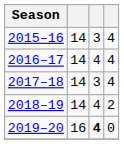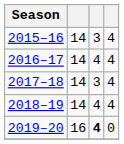(111, 105) 2 -> (111, 105) 4
